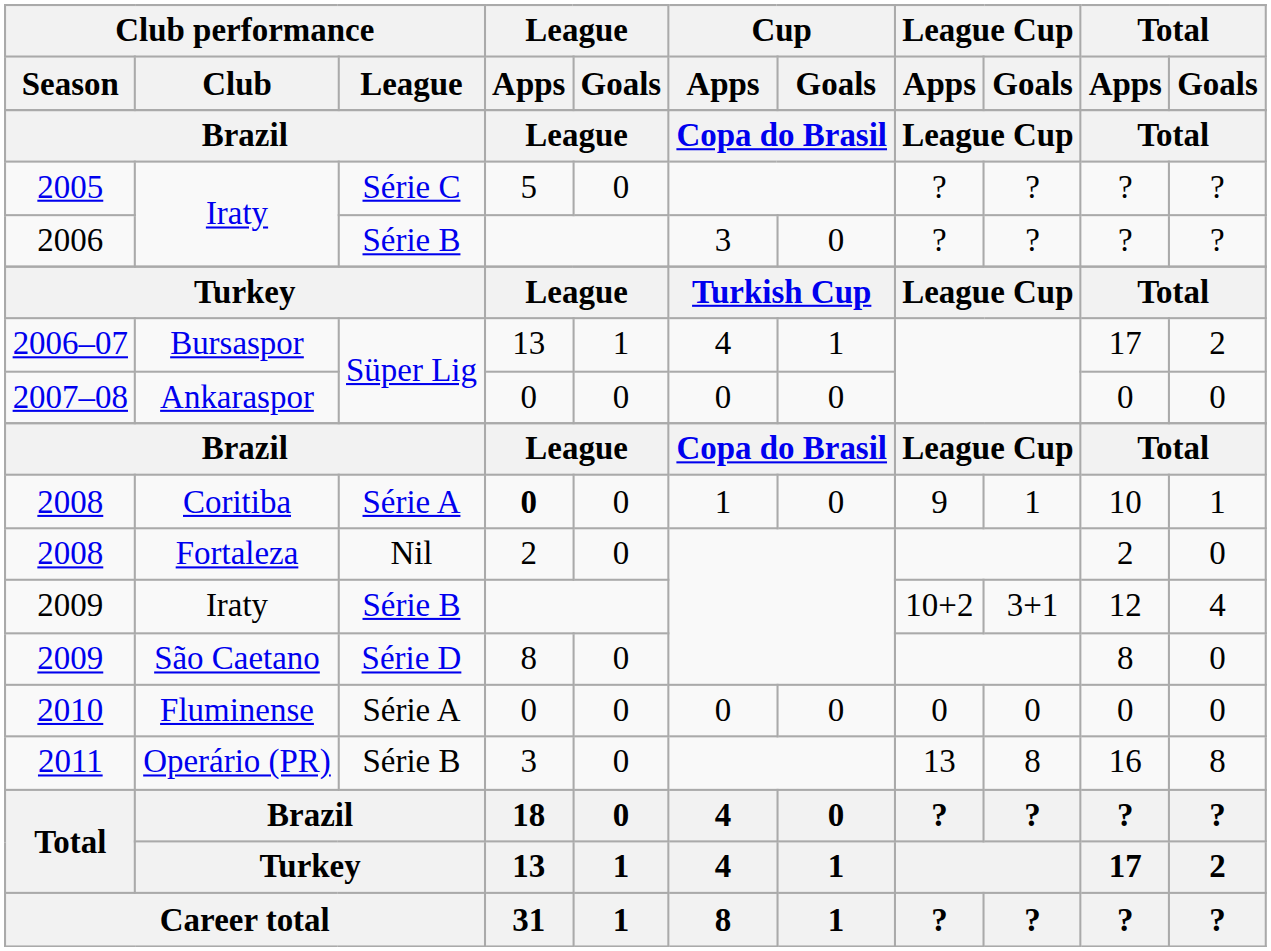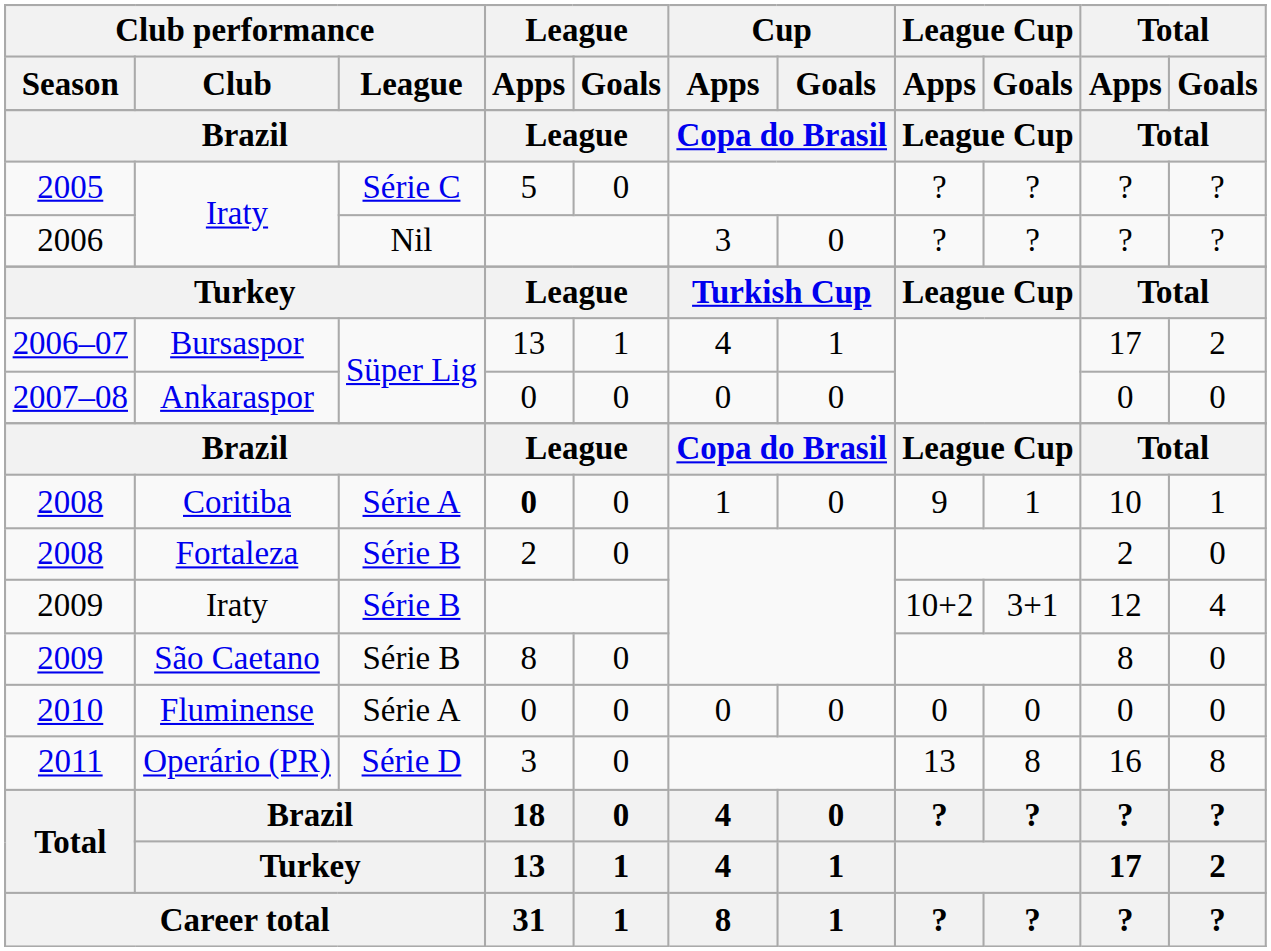(411, 239) Série B -> (411, 239) Nil
(411, 553) Nil -> (411, 553) Série B
(411, 657) Série D -> (411, 657) Série B
(411, 762) Série B -> (411, 762) Série D
